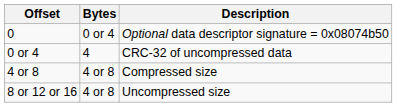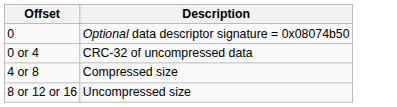- column: (100, 14)
